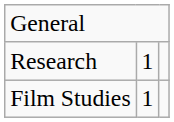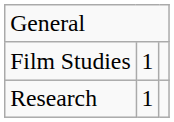rows swapped: (54, 60) <-> (70, 98)
